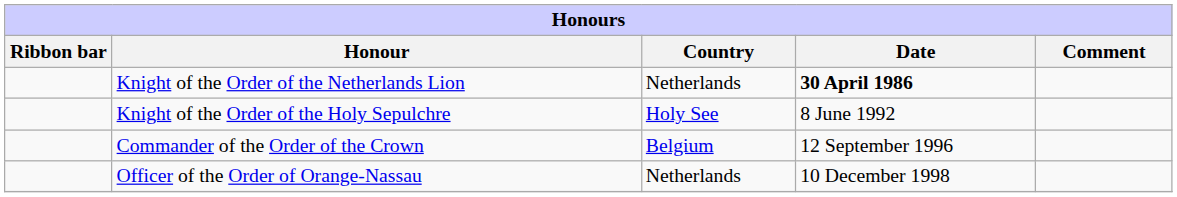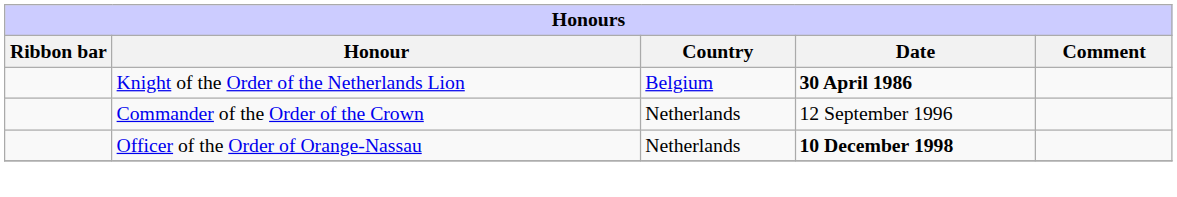(693, 82) Netherlands -> (679, 82) Belgium
- row: (284, 113)
(680, 144) Belgium -> (693, 113) Netherlands
(875, 176) normal -> (876, 144) bold
